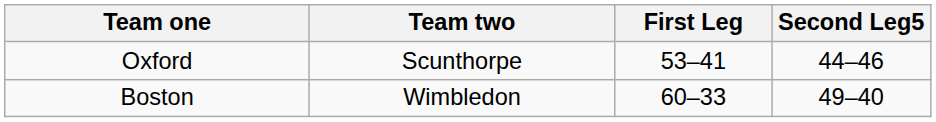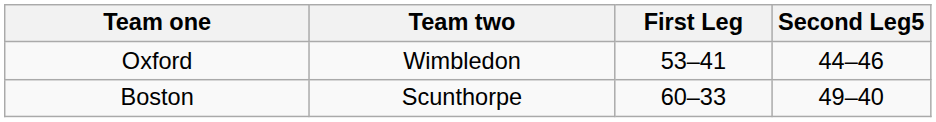(462, 60) Scunthorpe -> (462, 60) Wimbledon
(462, 97) Wimbledon -> (462, 97) Scunthorpe
